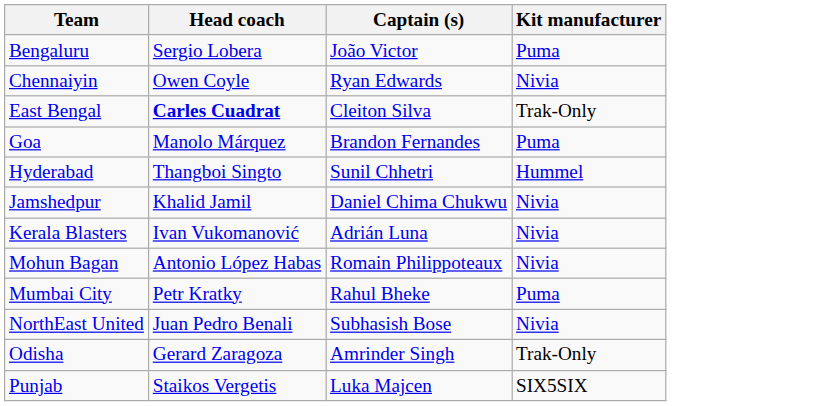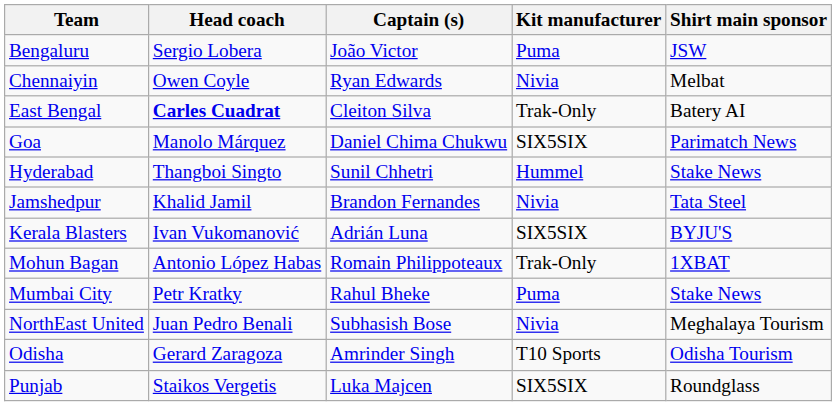+ column: (749, 19)
(405, 141) Brandon Fernandes -> (419, 141) Daniel Chima Chukwu
(538, 141) Puma -> (552, 141) SIX5SIX
(419, 202) Daniel Chima Chukwu -> (405, 202) Brandon Fernandes
(537, 232) Nivia -> (552, 232) SIX5SIX
(537, 263) Nivia -> (556, 263) Trak-Only
(556, 354) Trak-Only -> (558, 354) T10 Sports
